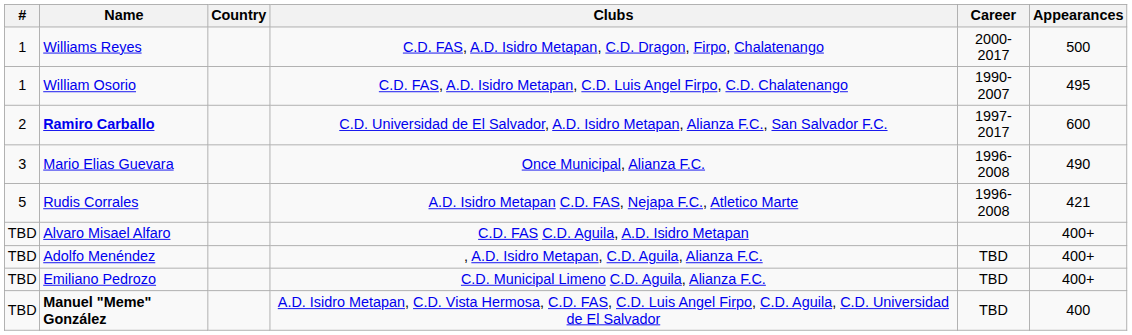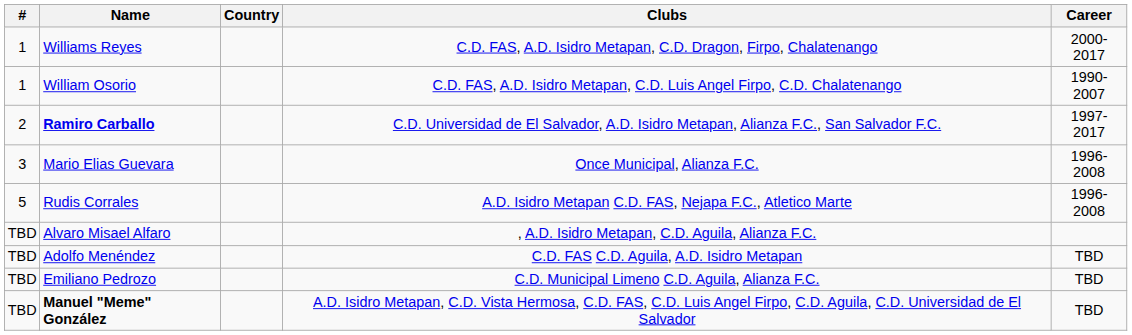- column: (1078, 15)
(613, 233) C.D. FAS C.D. Aguila, A.D. Isidro Metapan -> (667, 233) , A.D. Isidro Metapan, C.D. Aguila, Alianza F.C.
(613, 256) , A.D. Isidro Metapan, C.D. Aguila, Alianza F.C. -> (667, 256) C.D. FAS C.D. Aguila, A.D. Isidro Metapan
